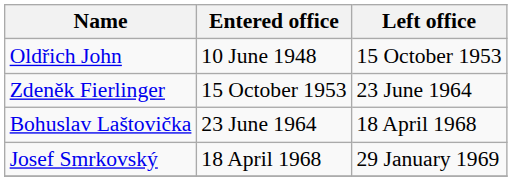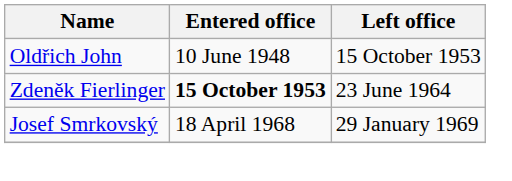(274, 90) normal -> (250, 90) bold
- row: (101, 124)
